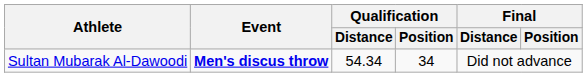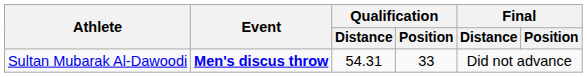(364, 61) 54.34 -> (364, 61) 54.31
(426, 61) 34 -> (426, 61) 33
